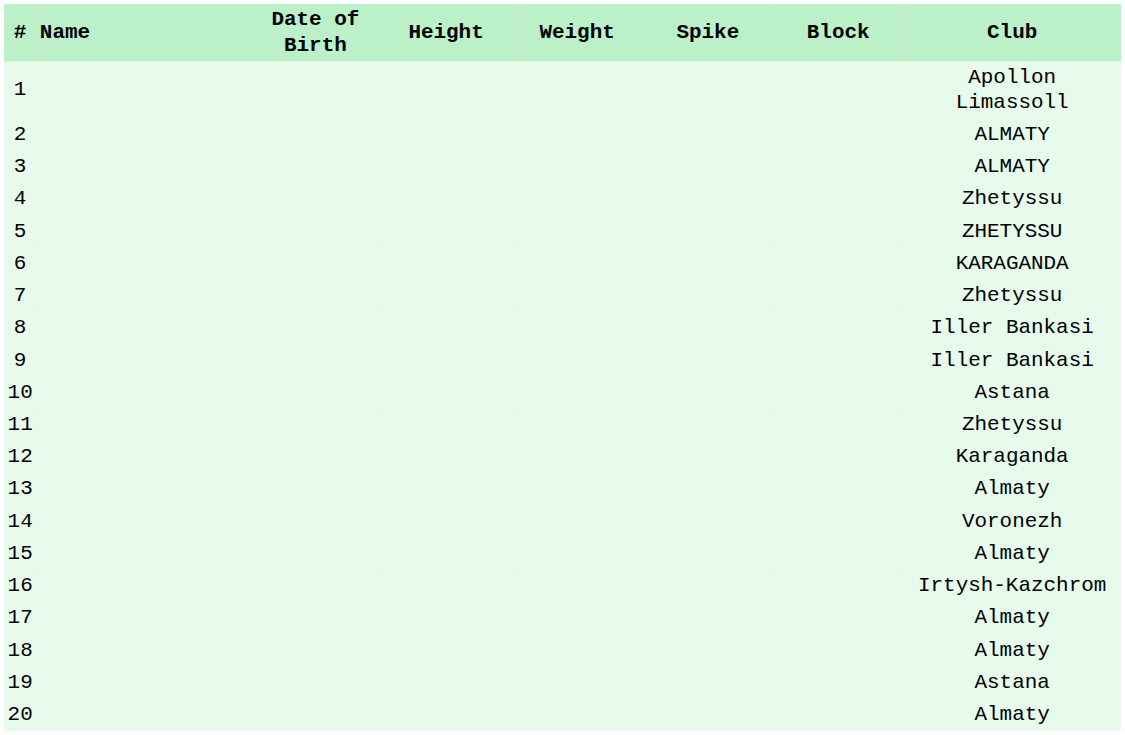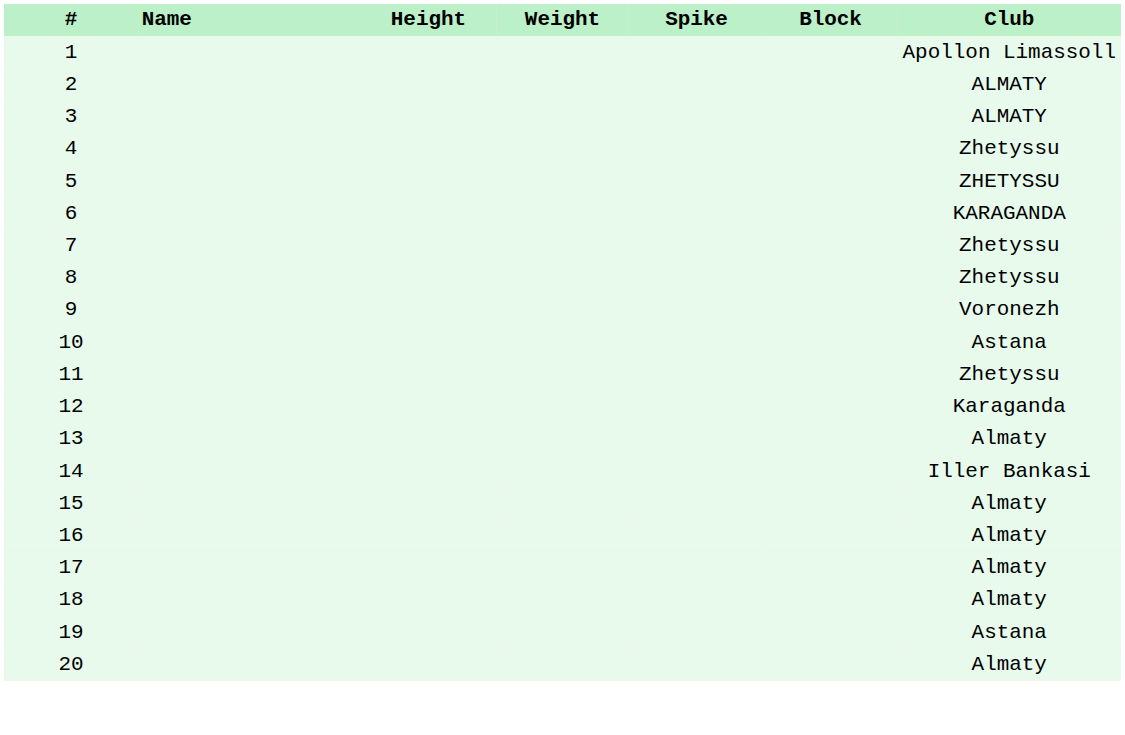- column: (315, 33)
(1012, 328) Iller Bankasi -> (1009, 278) Zhetyssu
(1012, 360) Iller Bankasi -> (1009, 310) Voronezh
(1012, 521) Voronezh -> (1009, 471) Iller Bankasi
(1012, 586) Irtysh-Kazchrom -> (1009, 536) Almaty
